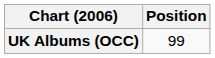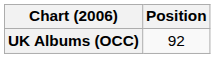(176, 41) 99 -> (176, 41) 92
